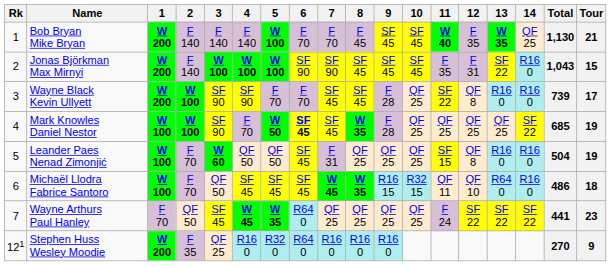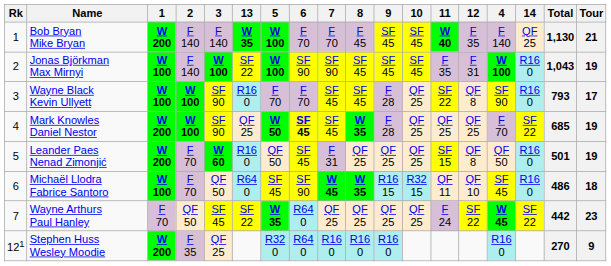columns swapped: (247, 14) <-> (501, 14)
(162, 67) W 200 -> (162, 67) W 100
(591, 67) 15 -> (591, 67) 19
(162, 97) W 200 -> (162, 97) W 100
(560, 97) 739 -> (560, 97) 793
(162, 127) W 100 -> (162, 127) W 200
(162, 157) W 100 -> (162, 157) W 200
(560, 157) 504 -> (560, 157) 501
(303, 186) SF 45 -> (303, 186) SF 90
(560, 216) 441 -> (560, 216) 442
